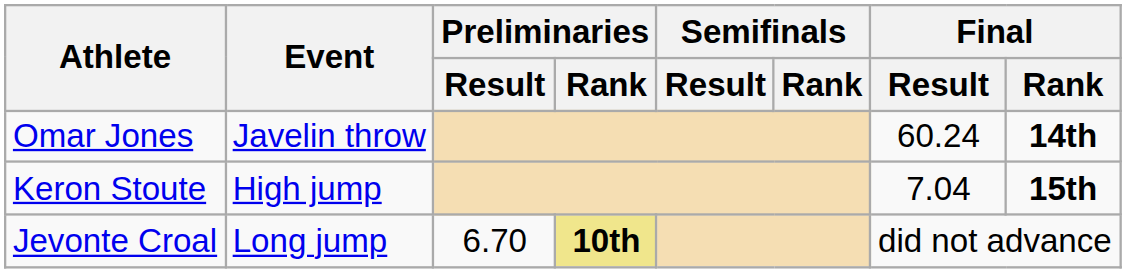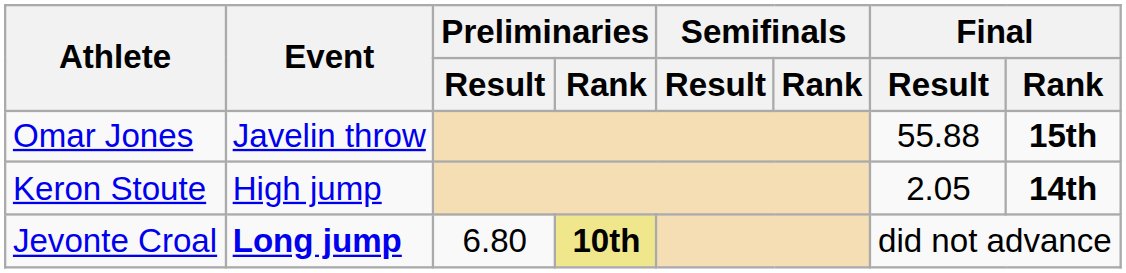(938, 136) 60.24 -> (938, 136) 55.88
(1063, 136) 14th -> (1063, 136) 15th
(938, 189) 7.04 -> (938, 189) 2.05
(1063, 189) 15th -> (1063, 189) 14th
(310, 241) normal -> (317, 241) bold
(495, 241) 6.70 -> (495, 241) 6.80
